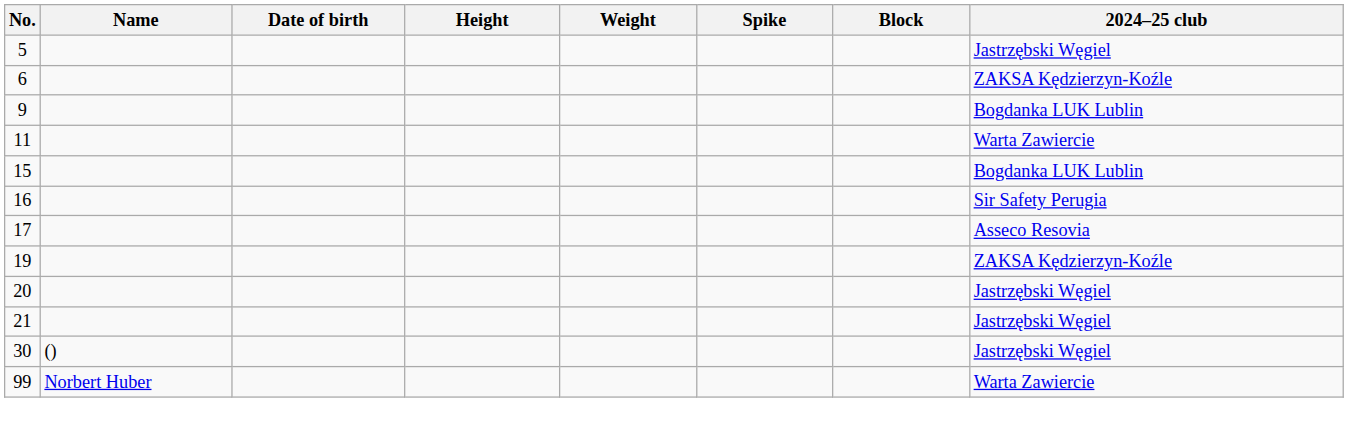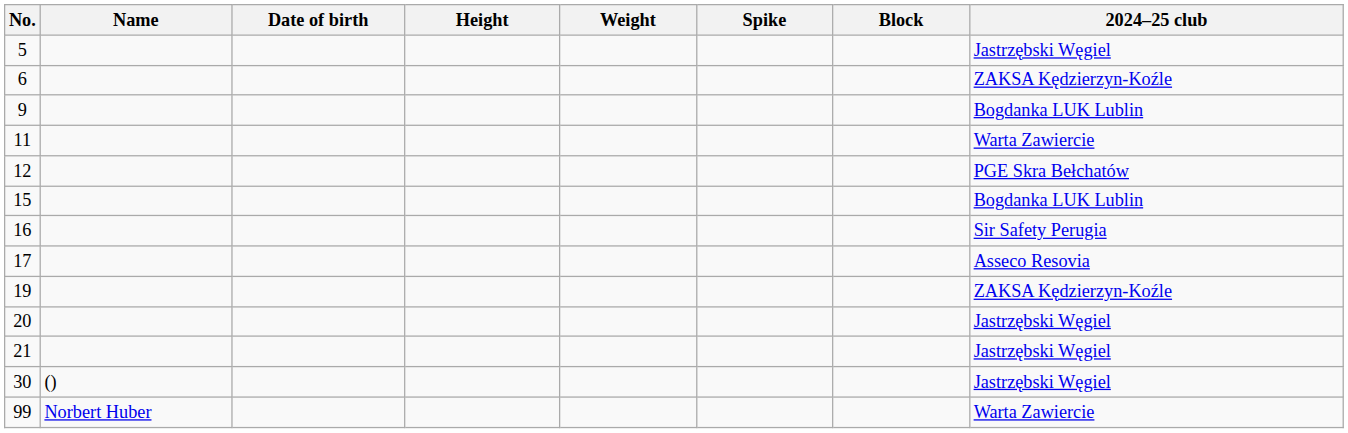+ row: (22, 170)
